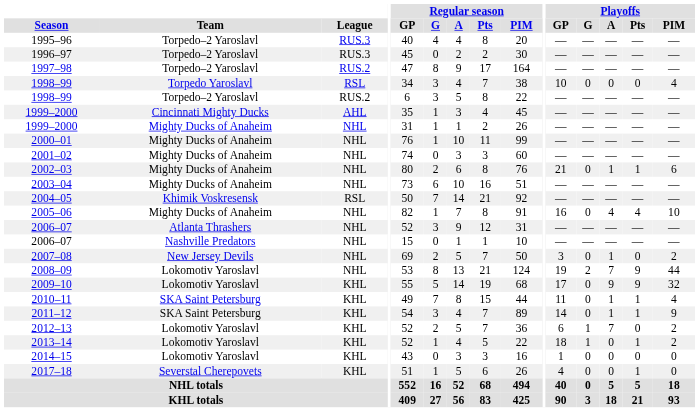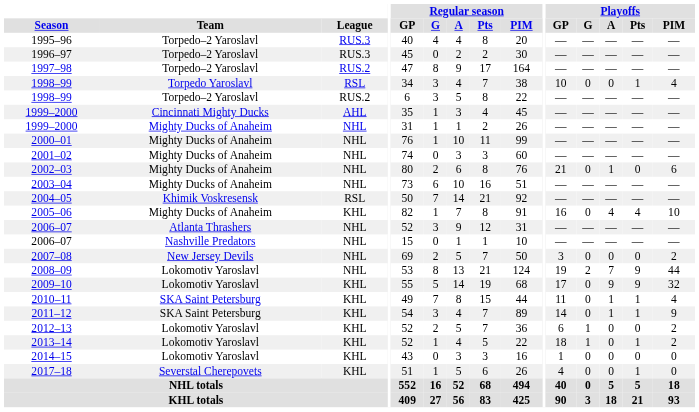(638, 83) 0 -> (638, 83) 1
(638, 169) 1 -> (638, 169) 0
(355, 212) NHL -> (355, 212) KHL
(611, 256) 1 -> (611, 256) 0
(611, 328) 7 -> (611, 328) 0
